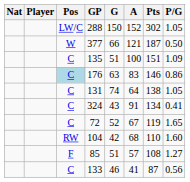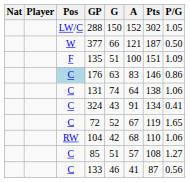(71, 59) C -> (71, 59) F
(174, 91) 1.05 -> (174, 91) 1.06
(174, 138) 1.60 -> (174, 138) 1.06
(71, 153) F -> (71, 153) C
